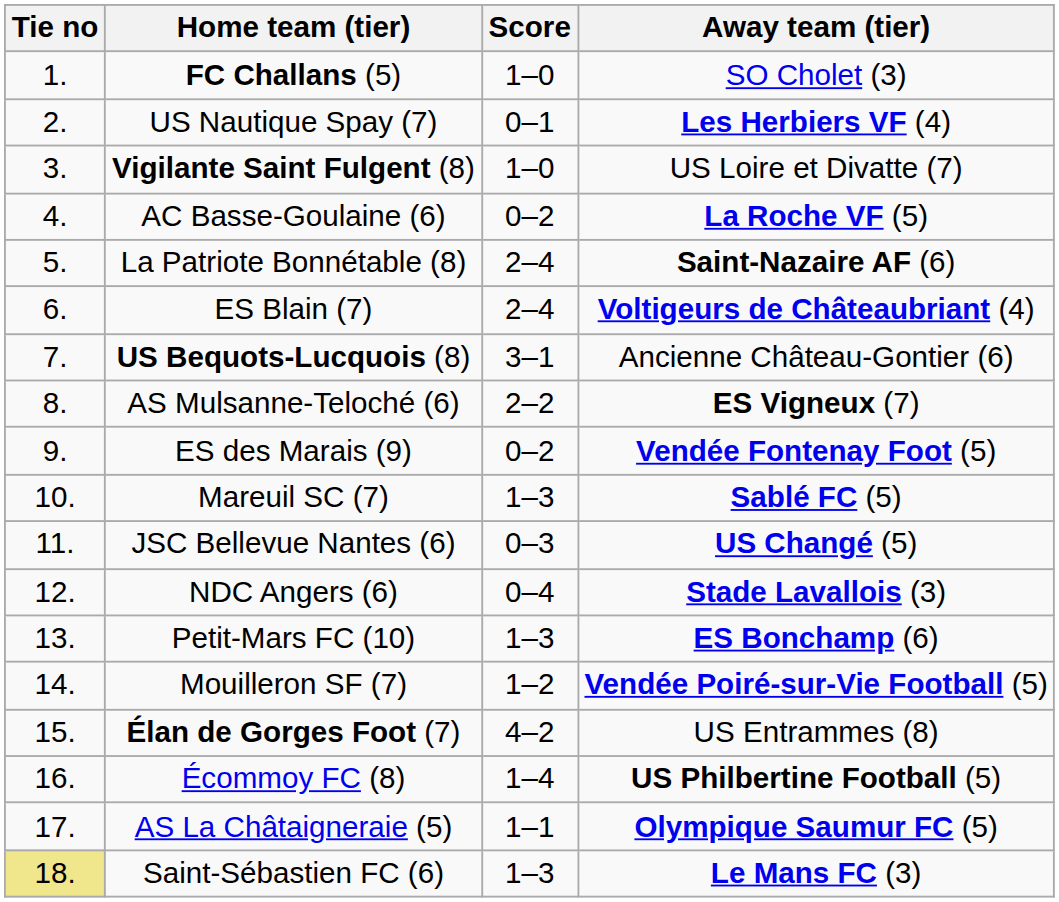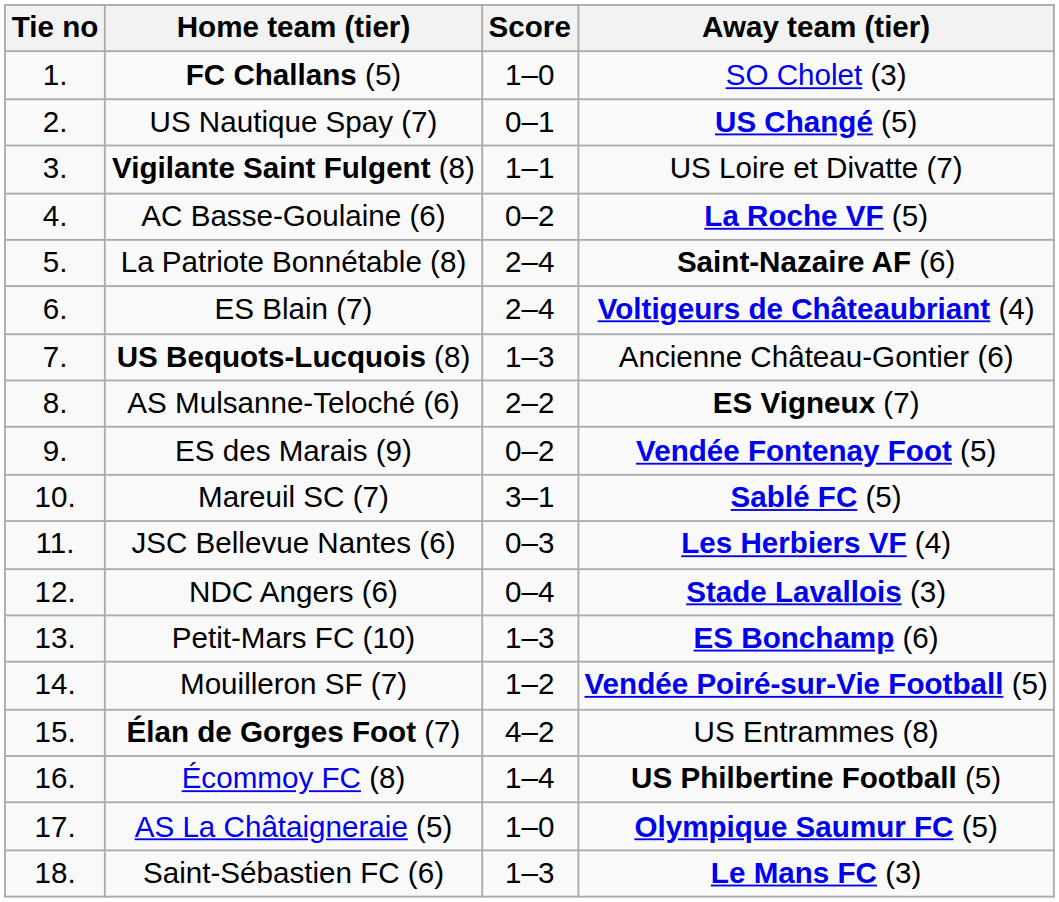(816, 121) Les Herbiers VF (4) -> (816, 121) US Changé (5)
(530, 168) 1–0 -> (530, 168) 1–1
(530, 356) 3–1 -> (530, 356) 1–3
(530, 497) 1–3 -> (530, 497) 3–1
(816, 544) US Changé (5) -> (816, 544) Les Herbiers VF (4)
(530, 826) 1–1 -> (530, 826) 1–0
(55, 872) khaki background -> (55, 872) no background
